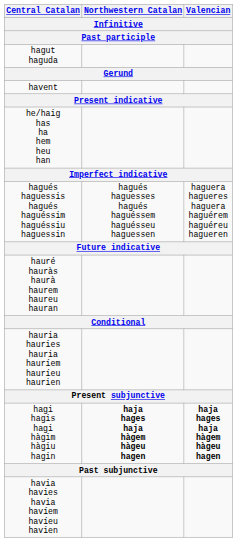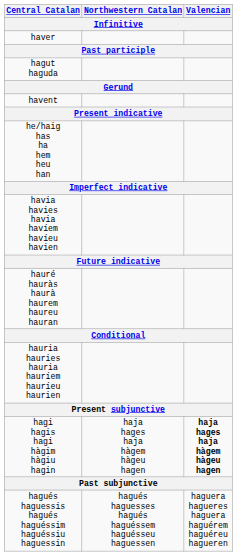+ row: (43, 38)
rows swapped: (43, 507) <-> (43, 211)
(133, 433) bold -> (133, 447) normal
